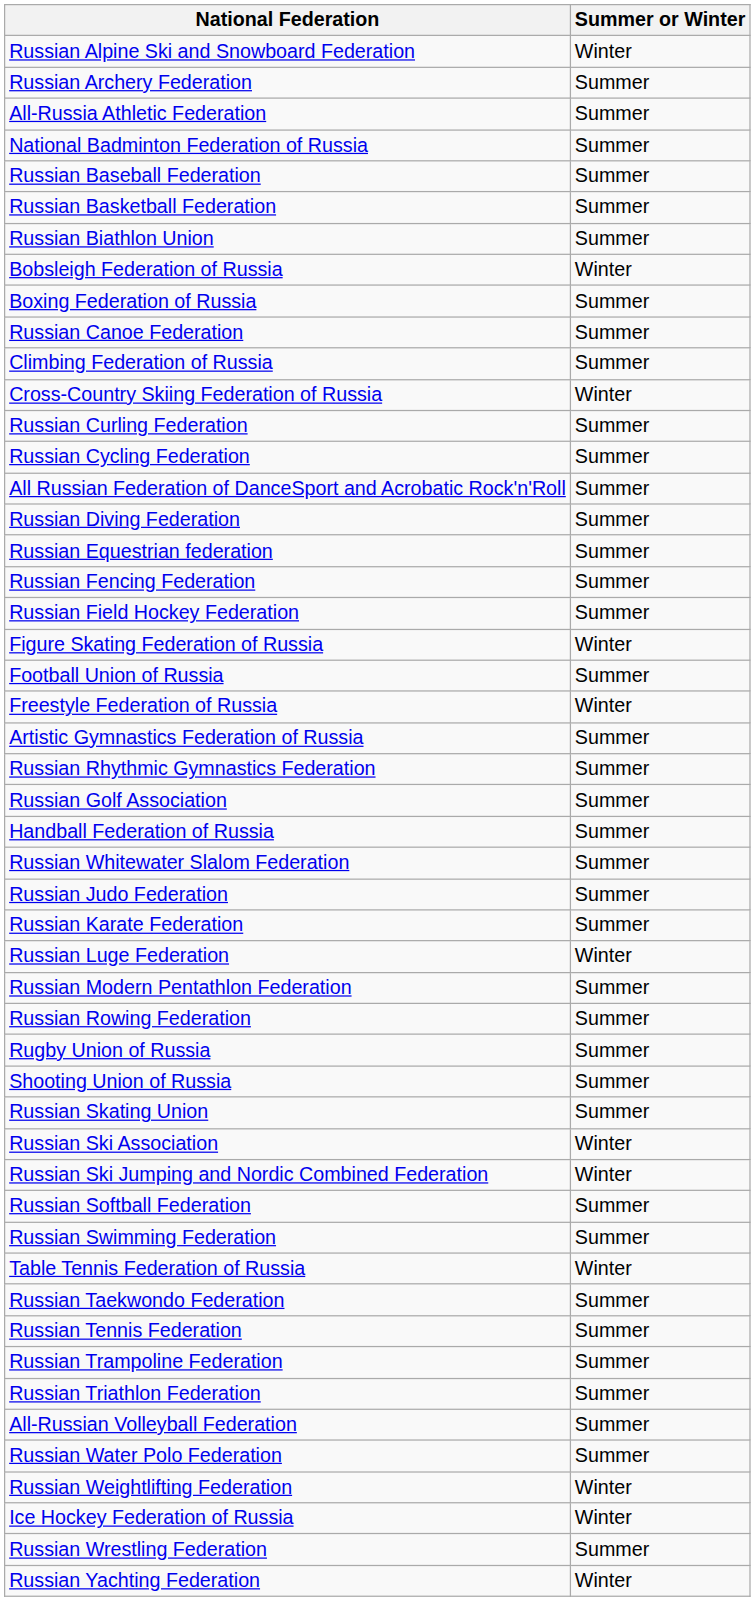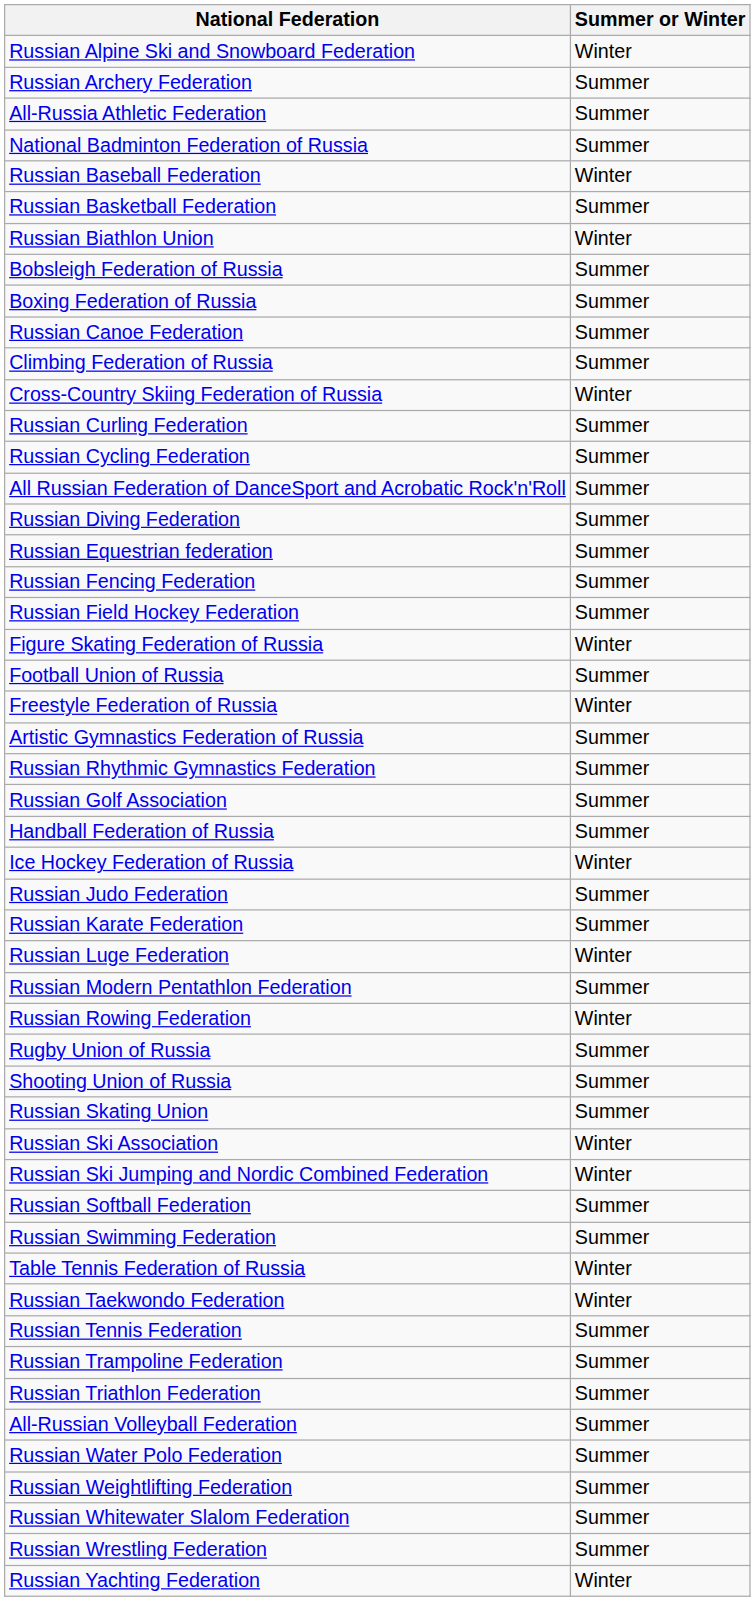(612, 176) Summer -> (603, 176) Winter
(612, 238) Summer -> (603, 238) Winter
(603, 269) Winter -> (612, 269) Summer
rows swapped: (151, 1518) <-> (179, 862)
(612, 1018) Summer -> (603, 1018) Winter
(612, 1299) Summer -> (603, 1299) Winter
(603, 1487) Winter -> (612, 1487) Summer
